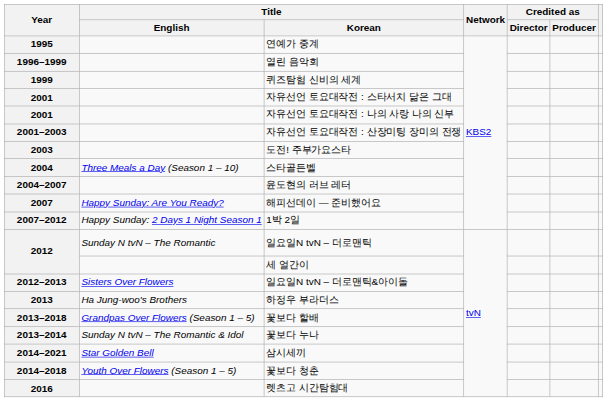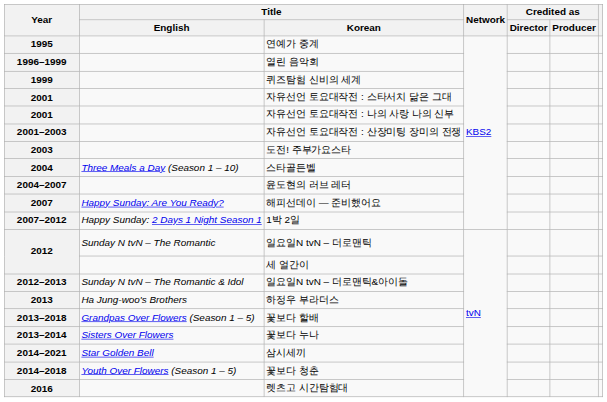(127, 282) Sisters Over Flowers -> (162, 282) Sunday N tvN – The Romantic & Idol
(162, 335) Sunday N tvN – The Romantic & Idol -> (127, 335) Sisters Over Flowers
